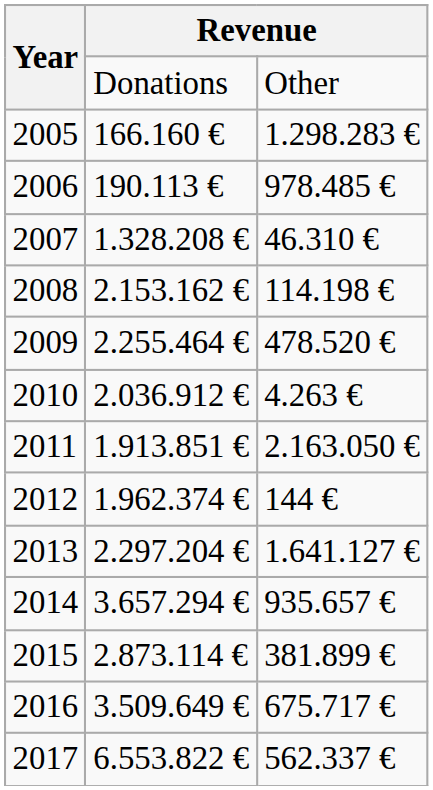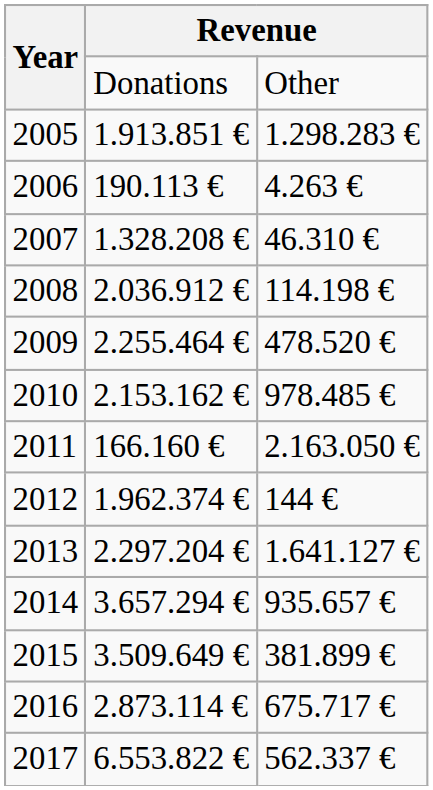(159, 134) 166.160 € -> (171, 134) 1.913.851 €
(330, 186) 978.485 € -> (313, 186) 4.263 €
(171, 290) 2.153.162 € -> (171, 290) 2.036.912 €
(171, 394) 2.036.912 € -> (171, 394) 2.153.162 €
(313, 394) 4.263 € -> (330, 394) 978.485 €
(171, 446) 1.913.851 € -> (159, 446) 166.160 €
(171, 654) 2.873.114 € -> (171, 654) 3.509.649 €
(171, 706) 3.509.649 € -> (171, 706) 2.873.114 €
